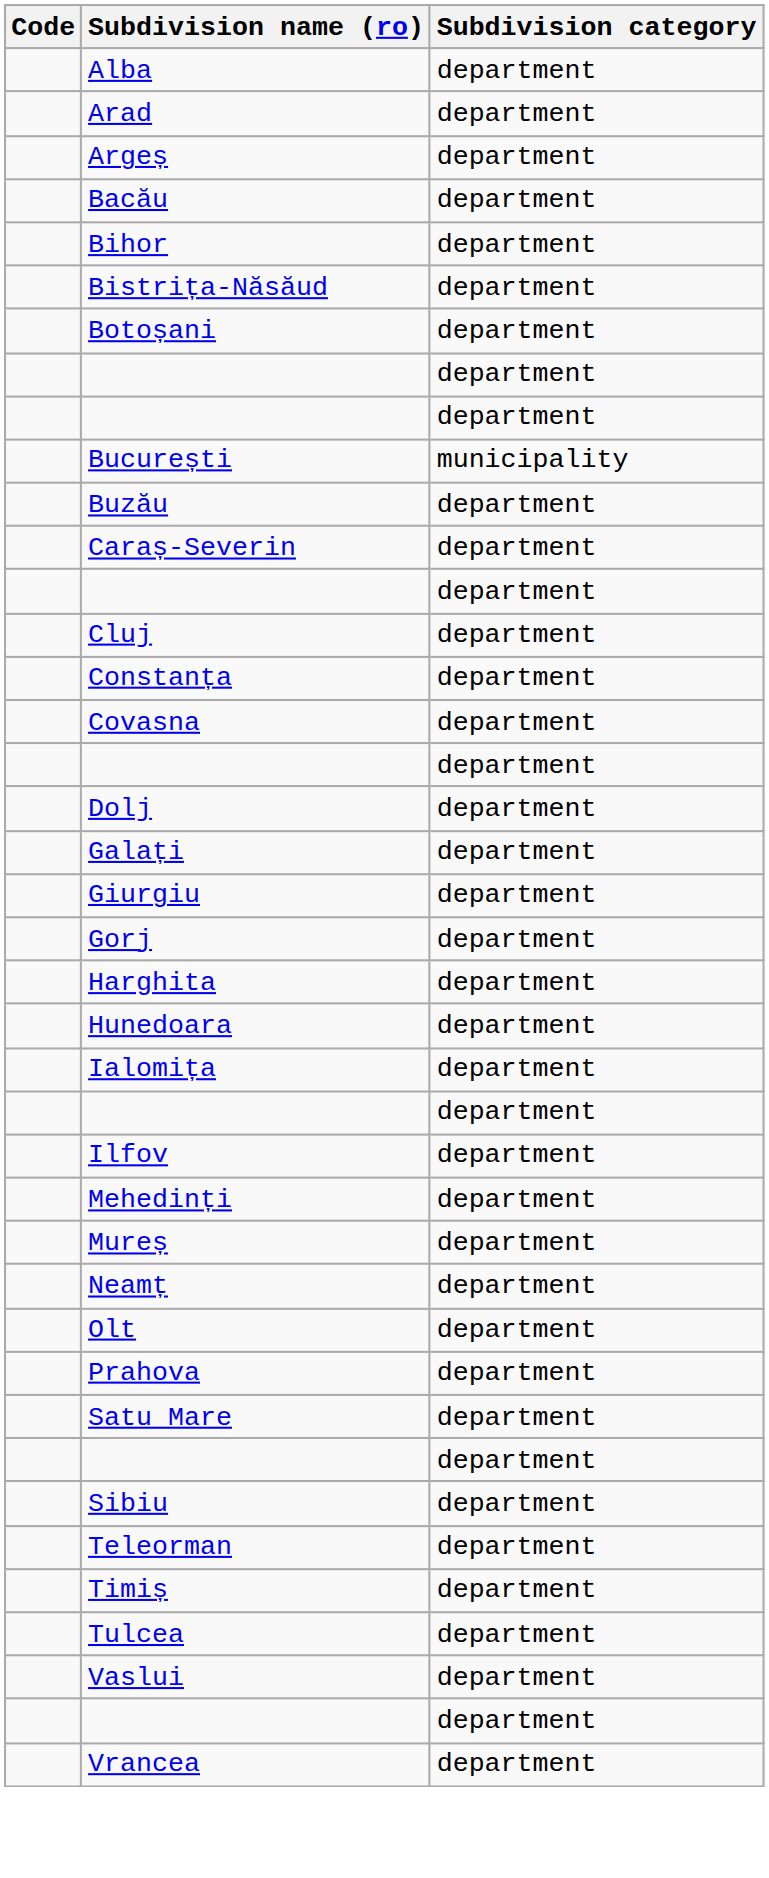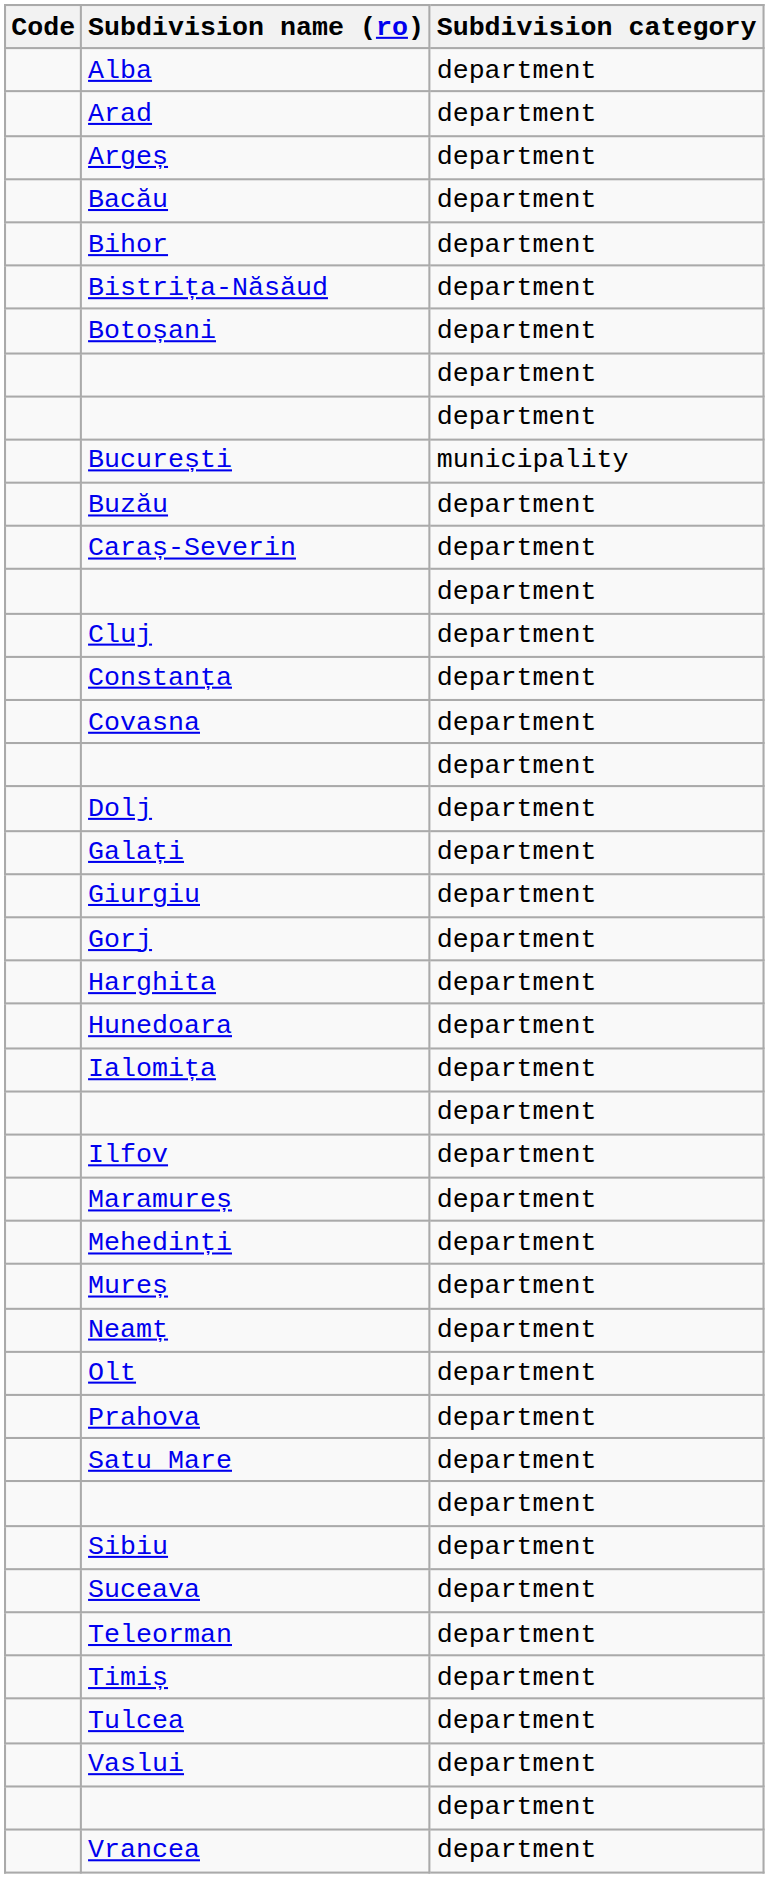+ row: (160, 1199)
+ row: (144, 1590)
